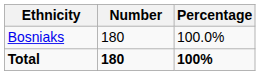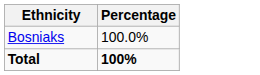- column: (136, 15)
